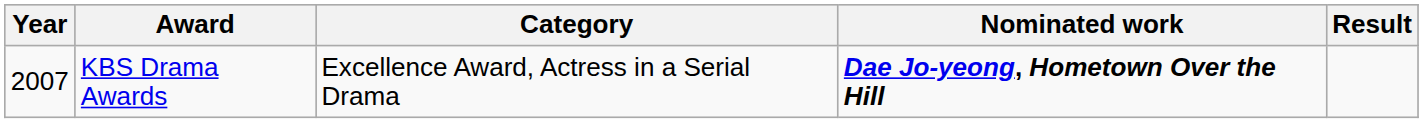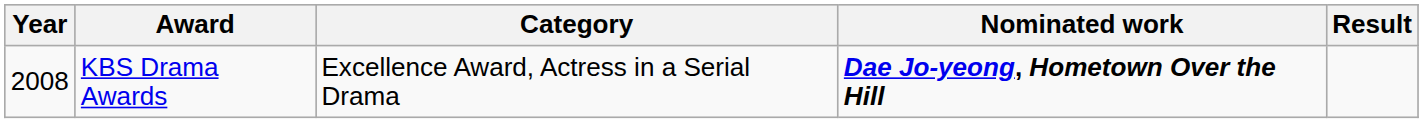(40, 81) 2007 -> (40, 81) 2008
